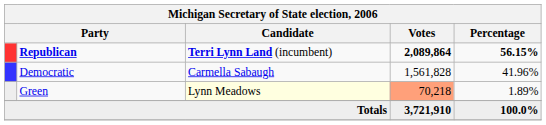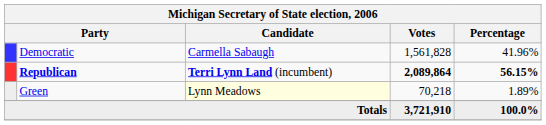rows swapped: (48, 52) <-> (47, 72)
(435, 91) lightsalmon background -> (435, 91) no background
